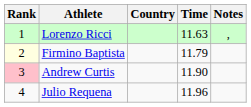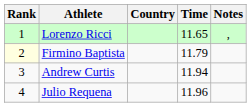(194, 33) 11.63 -> (194, 33) 11.65
(22, 72) pink background -> (22, 72) no background
(194, 72) 11.90 -> (194, 72) 11.94
